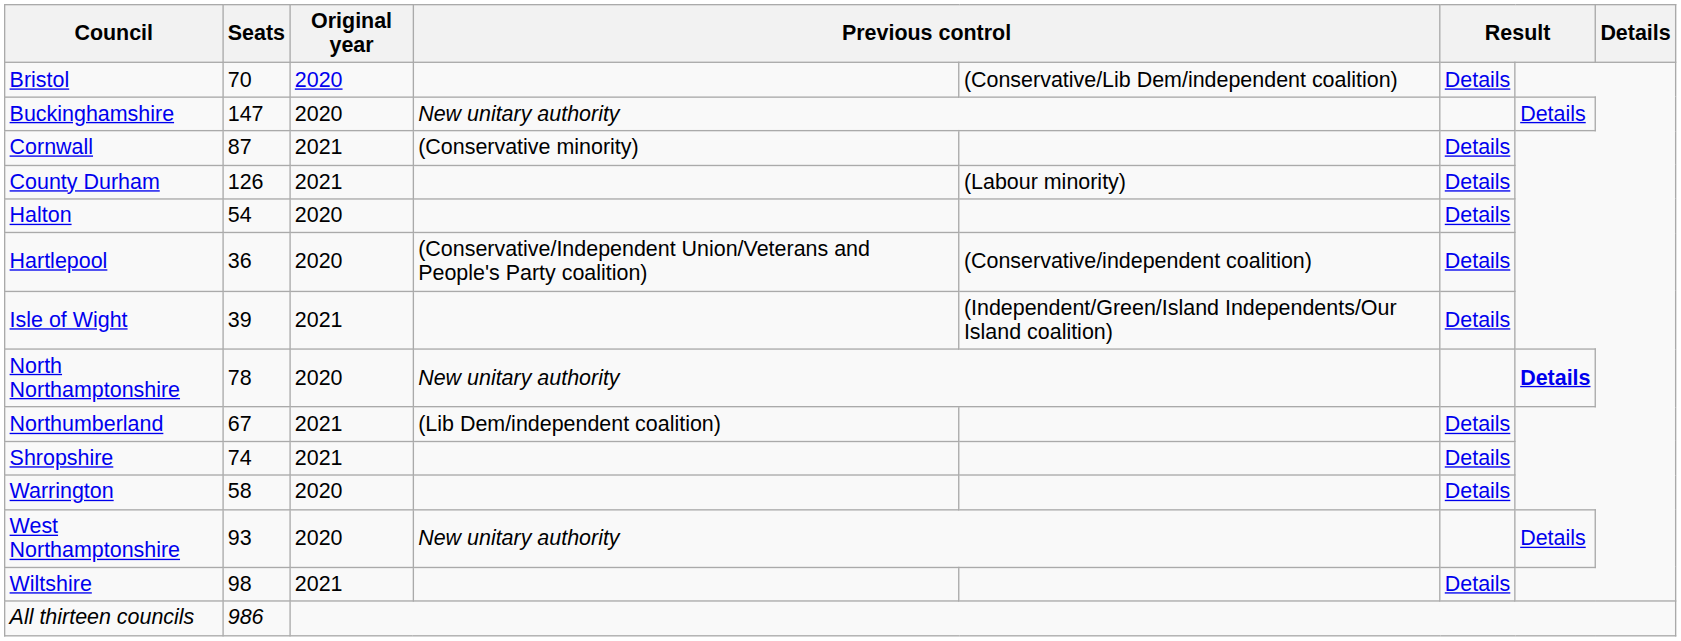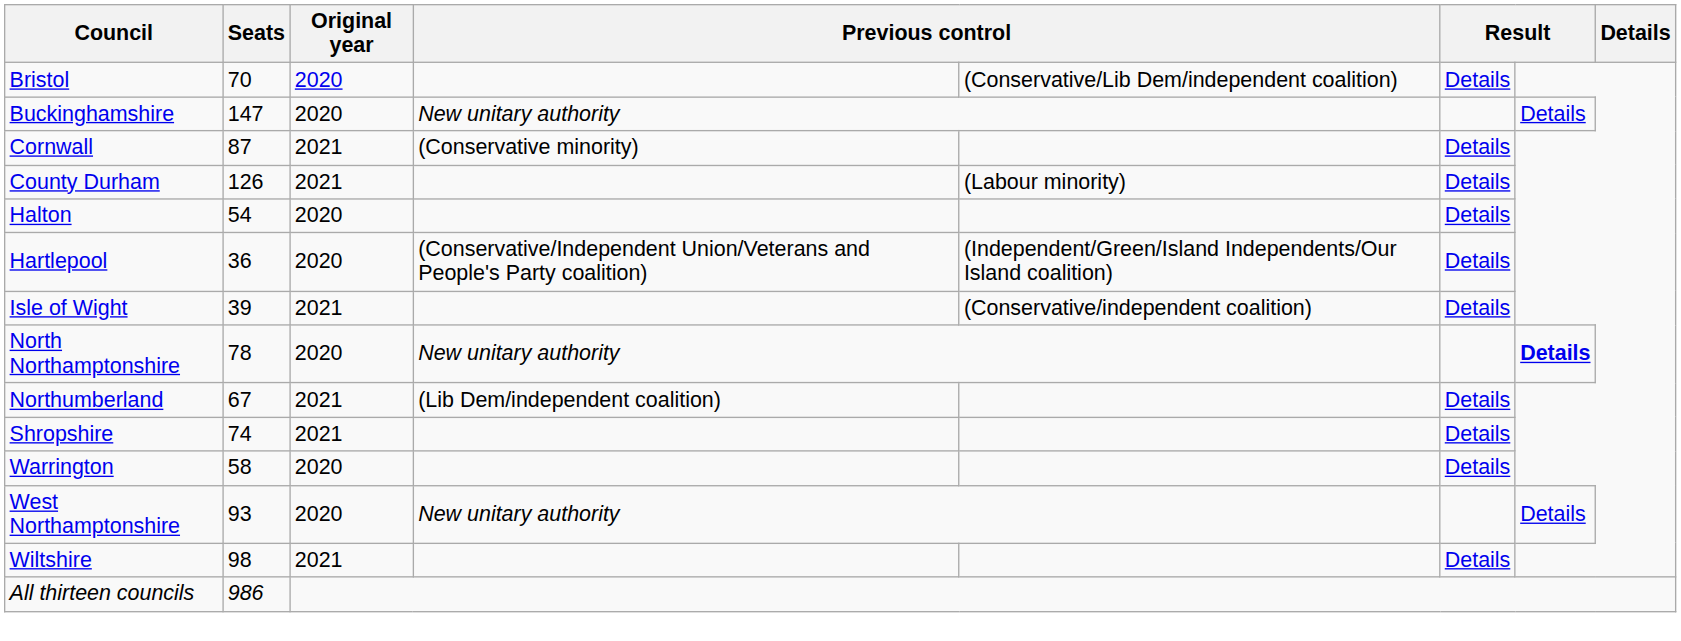(1138, 261) (Conservative/independent coalition) -> (1180, 261) (Independent/Green/Island Independents/Our Island coalition)
(1180, 319) (Independent/Green/Island Independents/Our Island coalition) -> (1138, 307) (Conservative/independent coalition)
